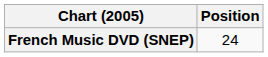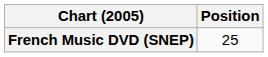(230, 39) 24 -> (230, 39) 25
